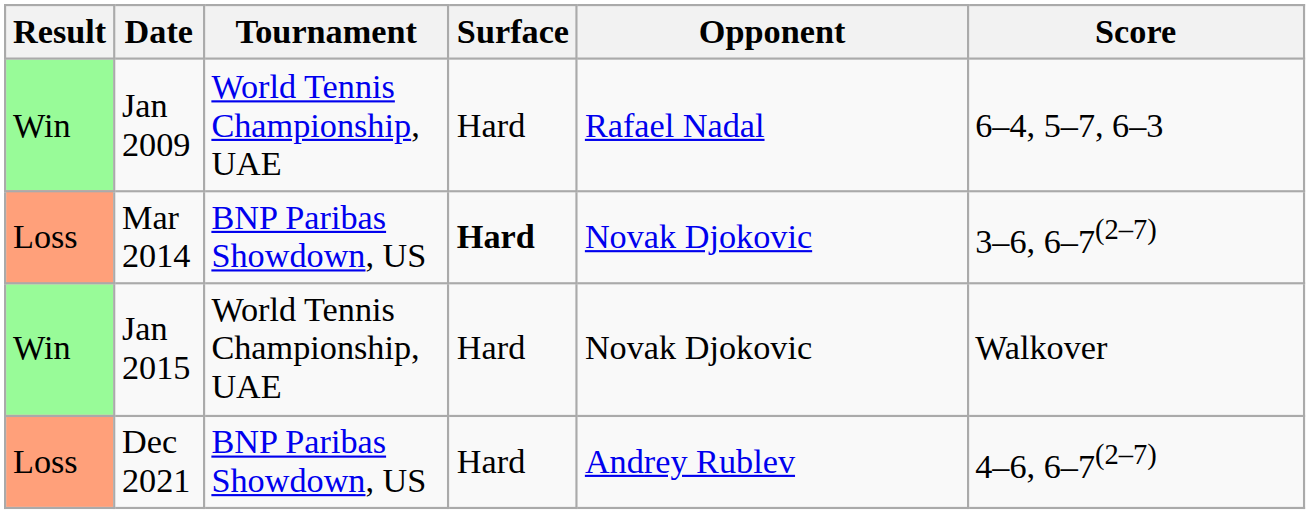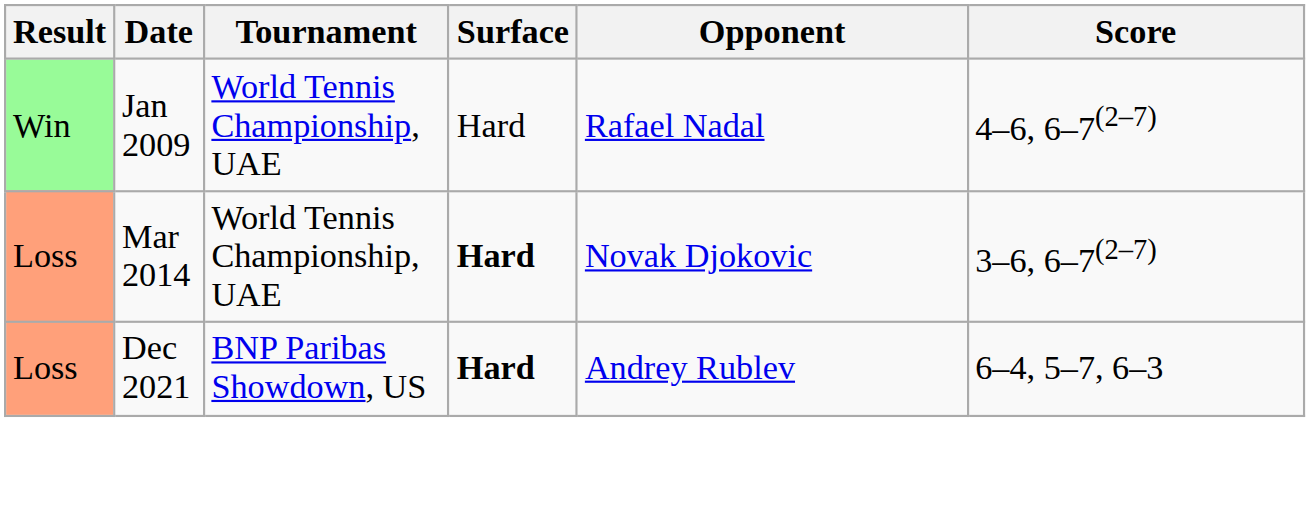(1069, 124) 6–4, 5–7, 6–3 -> (1066, 124) 4–6, 6–7(2–7)
(319, 236) BNP Paribas Showdown, US -> (316, 255) World Tennis Championship, UAE
- row: (156, 348)
(491, 460) normal -> (496, 367) bold
(1066, 460) 4–6, 6–7(2–7) -> (1069, 367) 6–4, 5–7, 6–3
